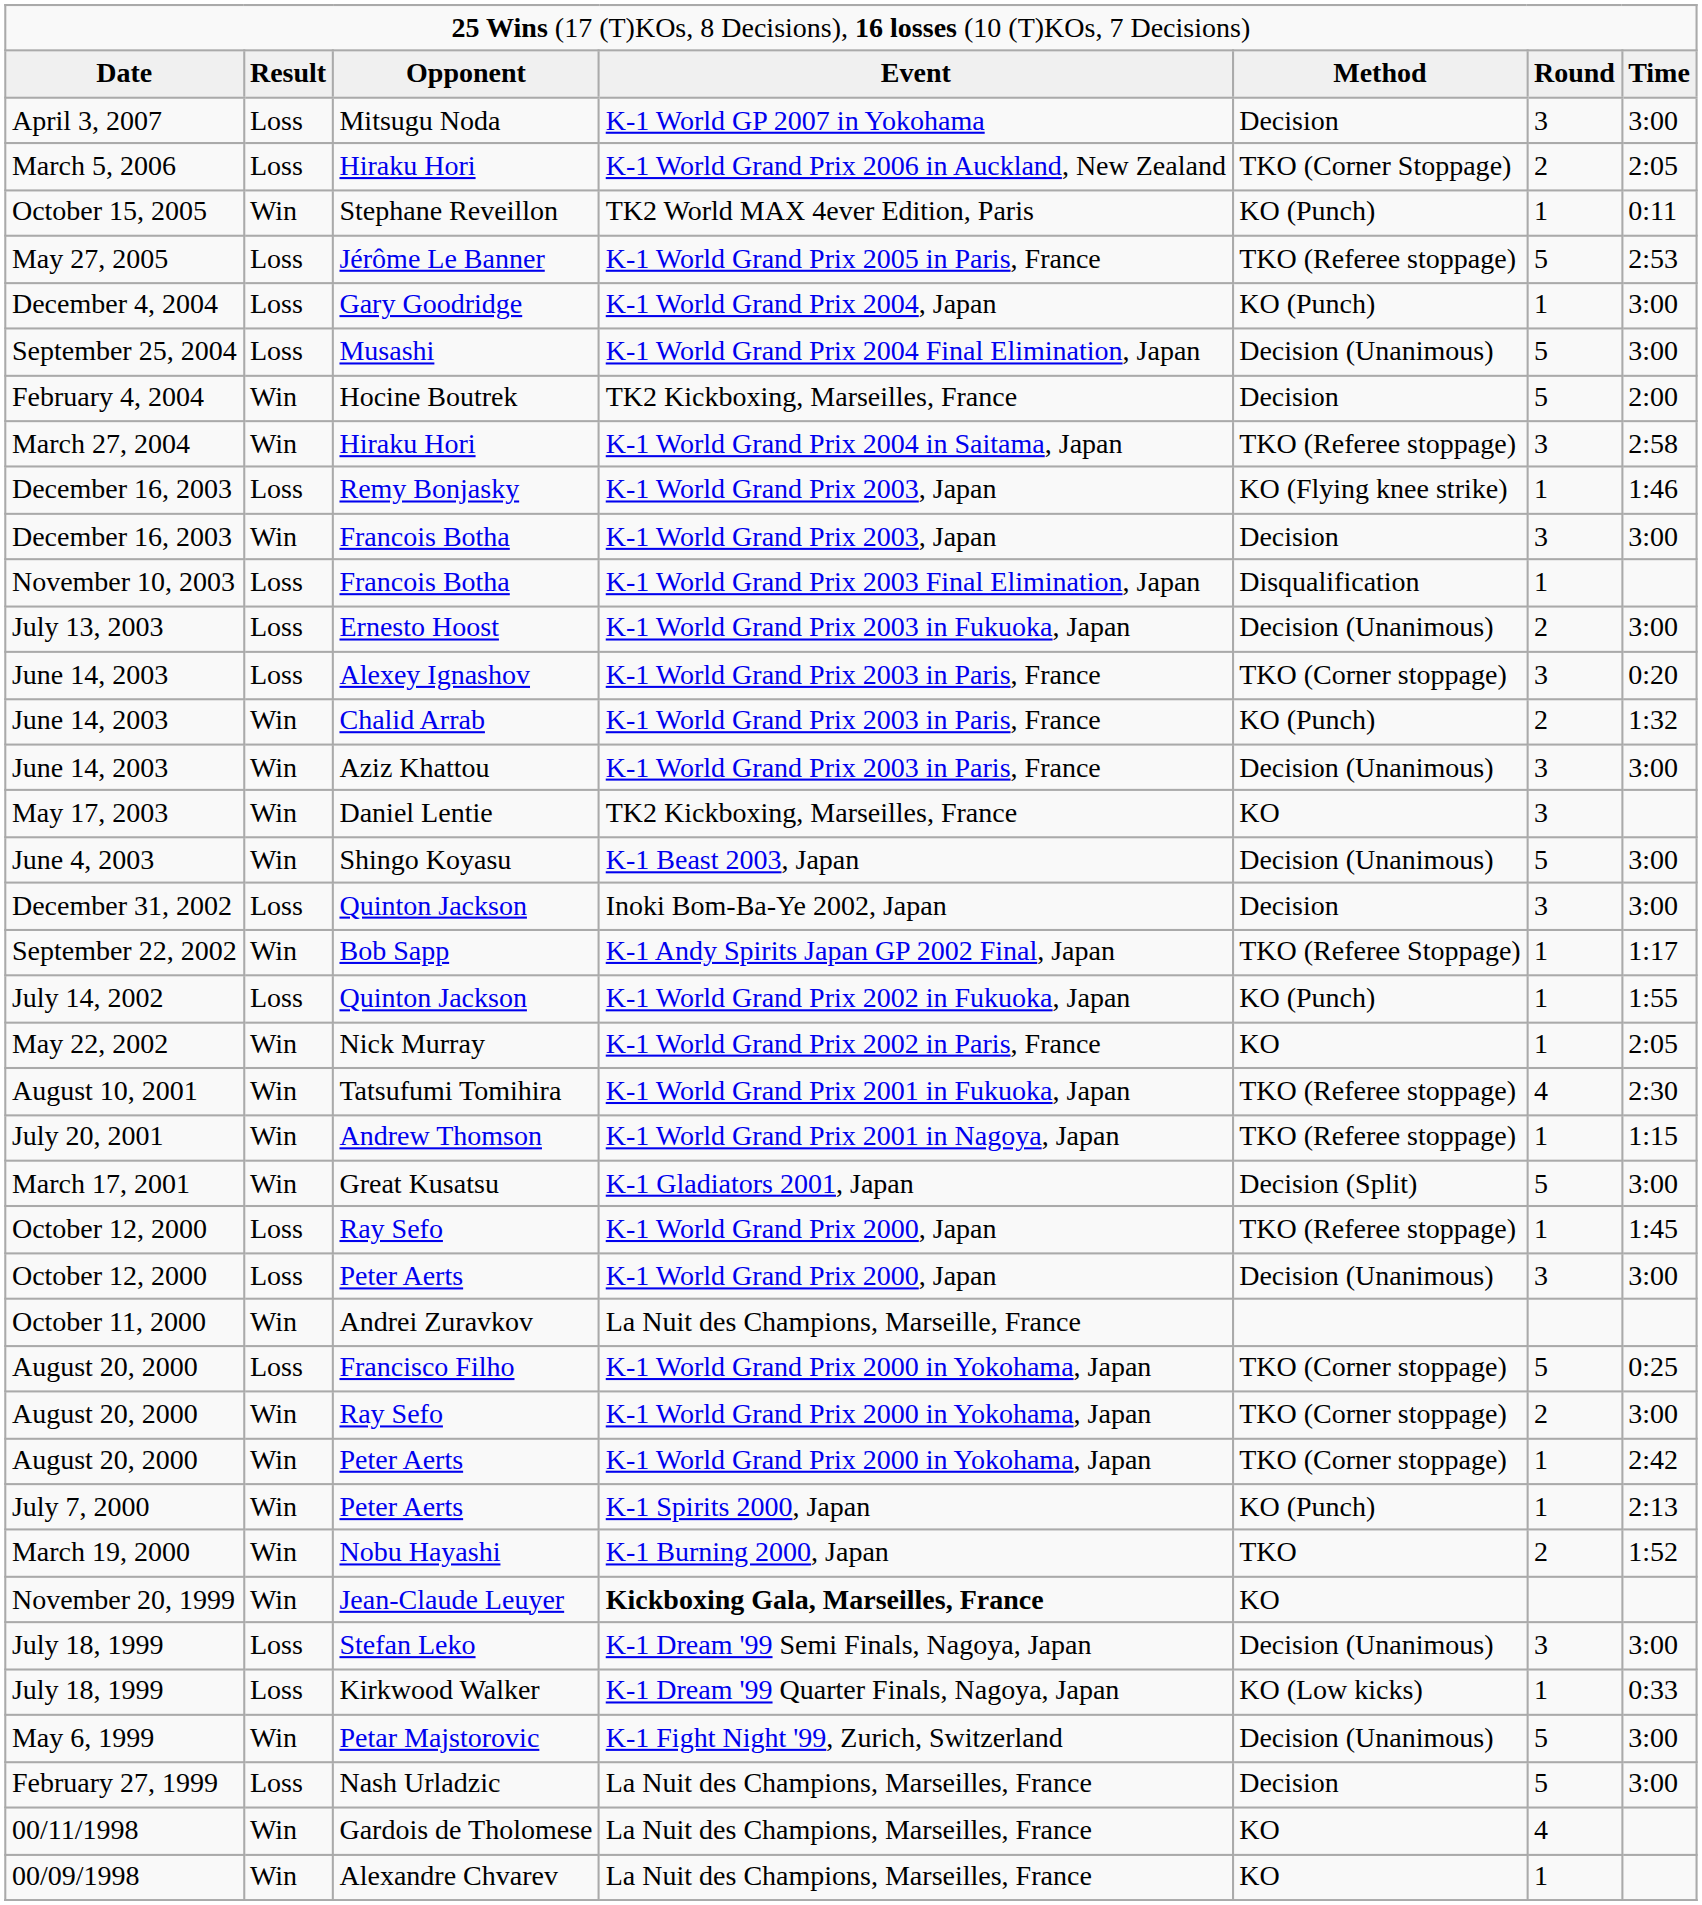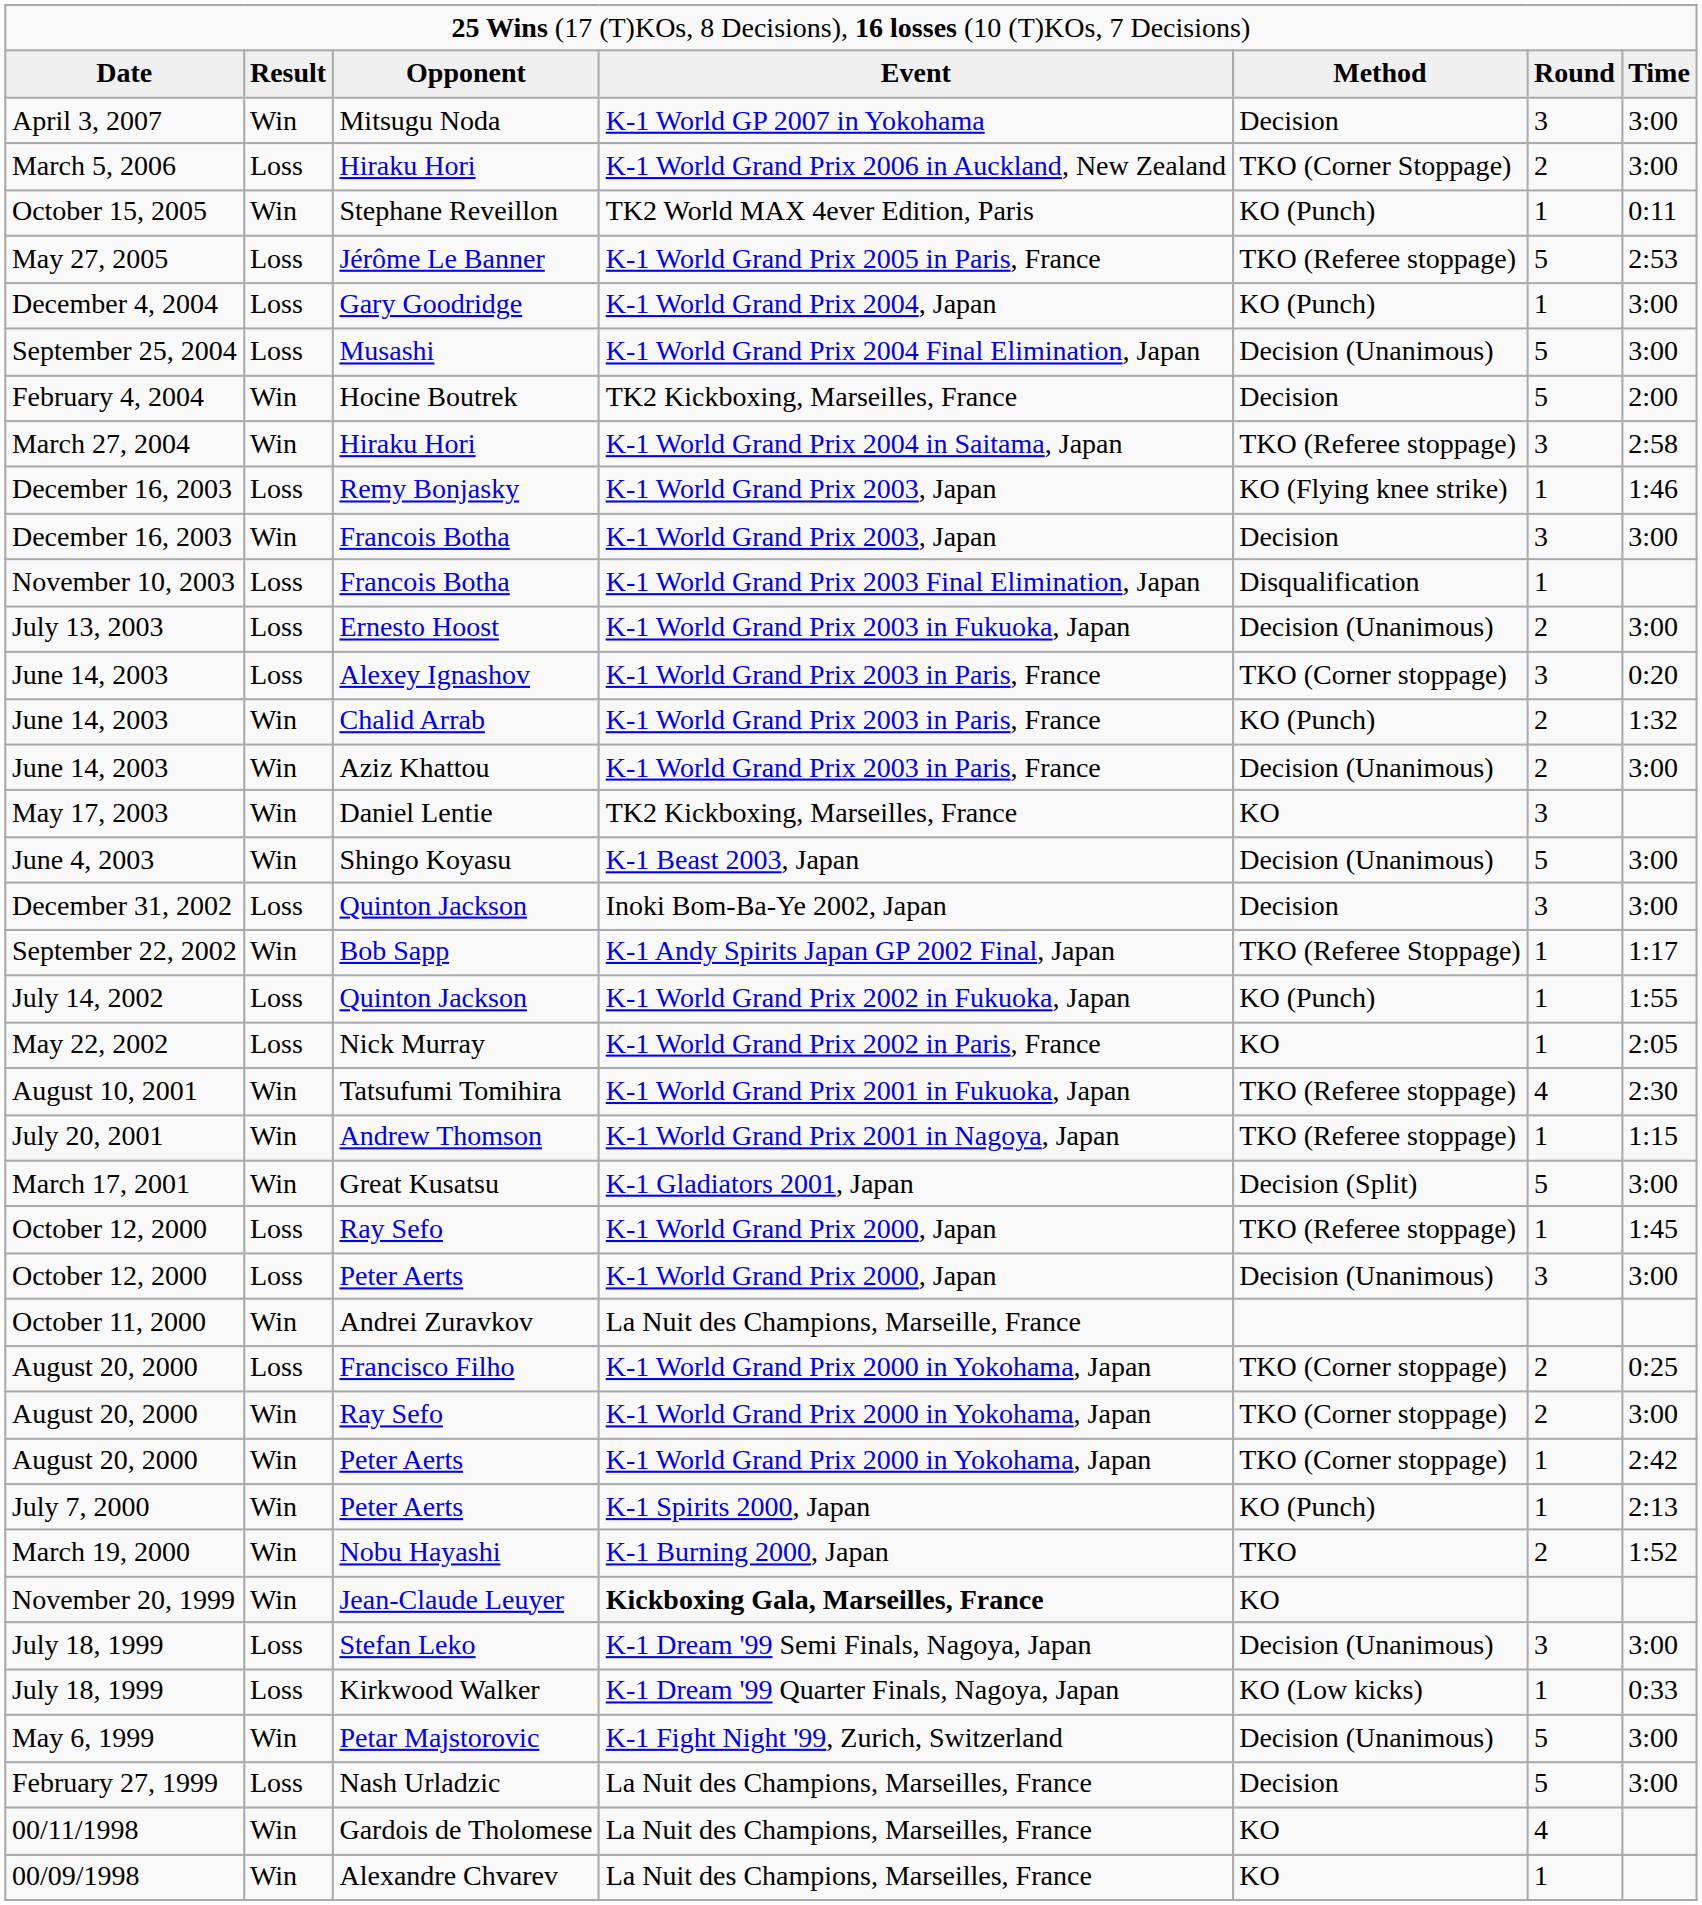(276, 120) Loss -> (274, 120) Win
(1653, 166) 2:05 -> (1653, 166) 3:00
(1541, 767) 3 -> (1541, 767) 2
(274, 1044) Win -> (276, 1044) Loss
(1541, 1368) 5 -> (1541, 1368) 2
